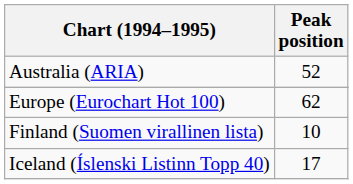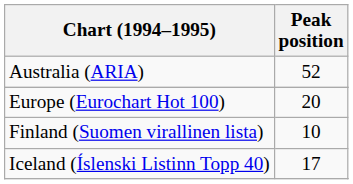(311, 102) 62 -> (311, 102) 20
